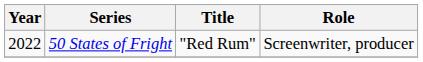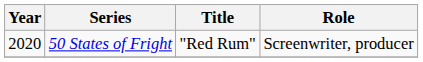(25, 43) 2022 -> (25, 43) 2020
